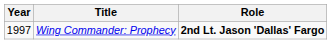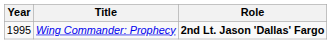(19, 30) 1997 -> (19, 30) 1995
